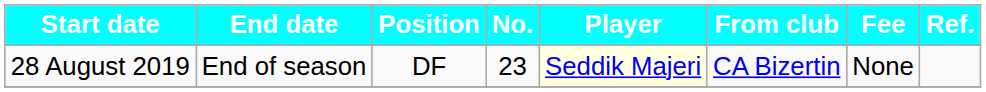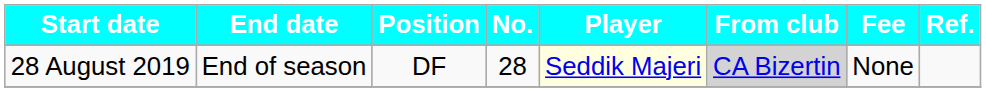(512, 65) 23 -> (512, 65) 28
(777, 65) no background -> (777, 65) lightgrey background
